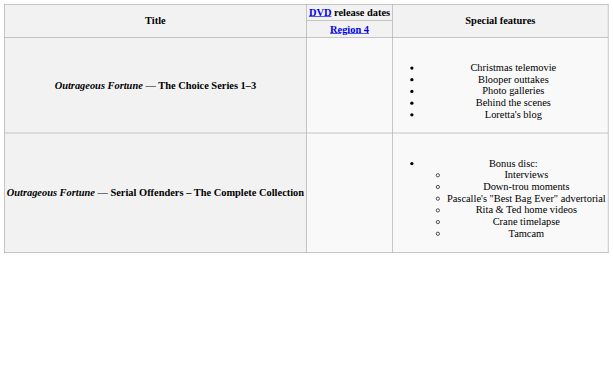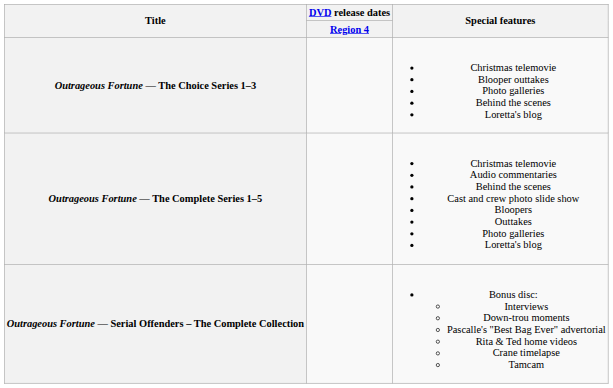+ row: (155, 198)
